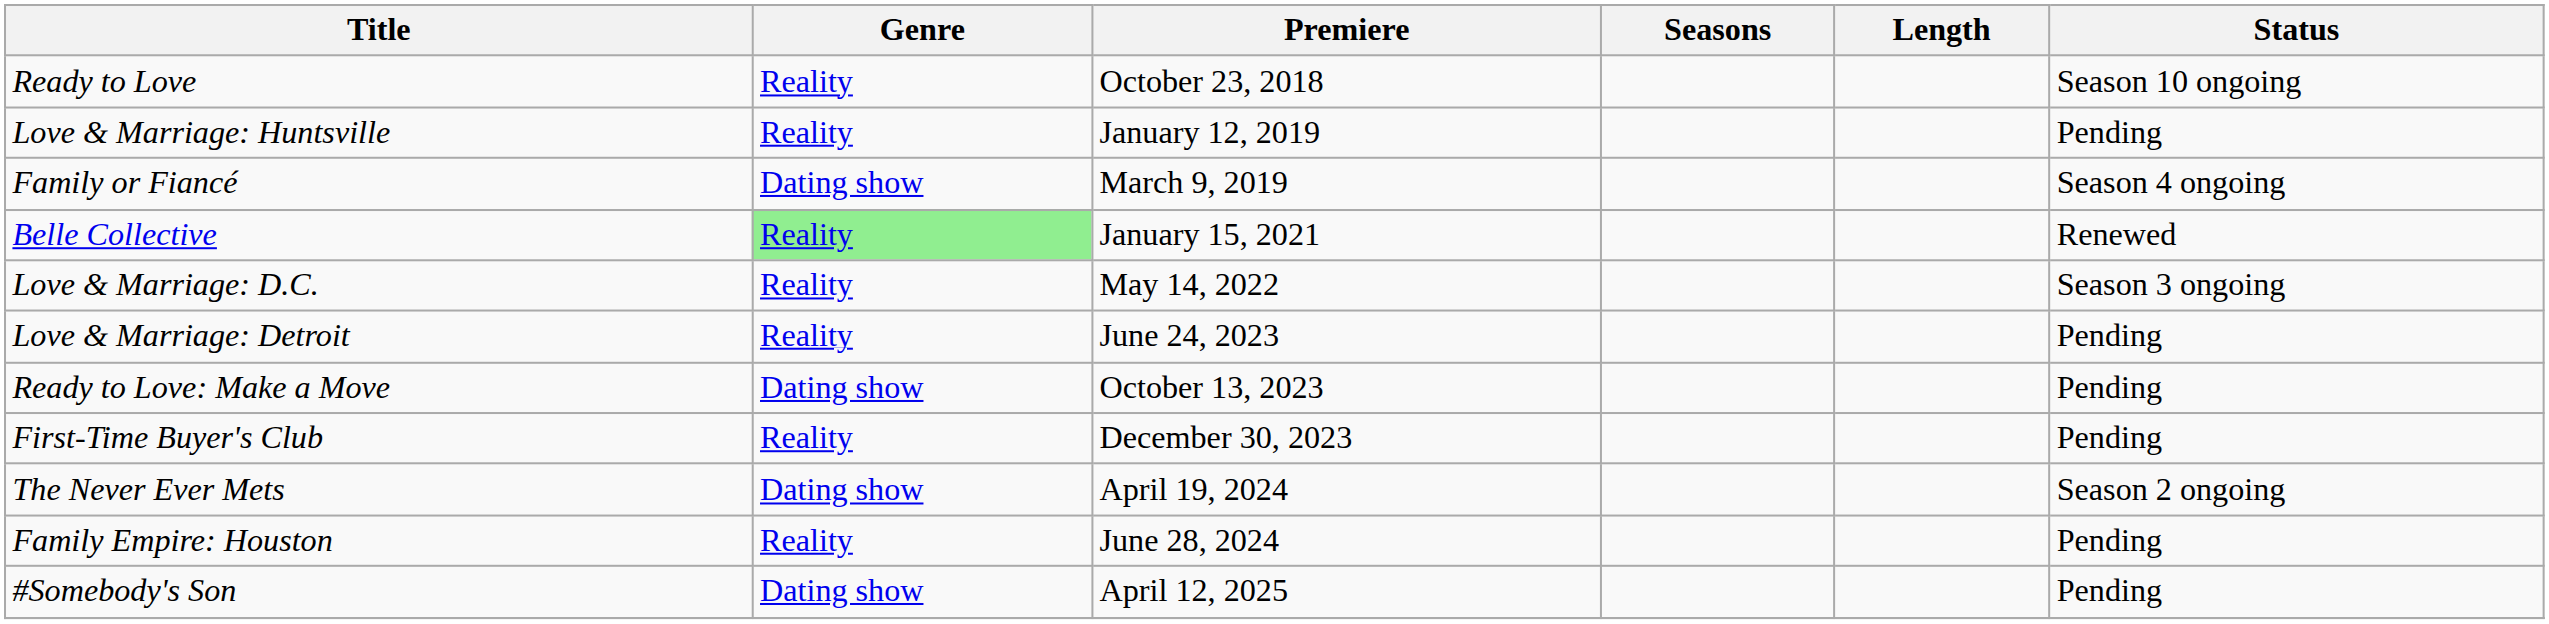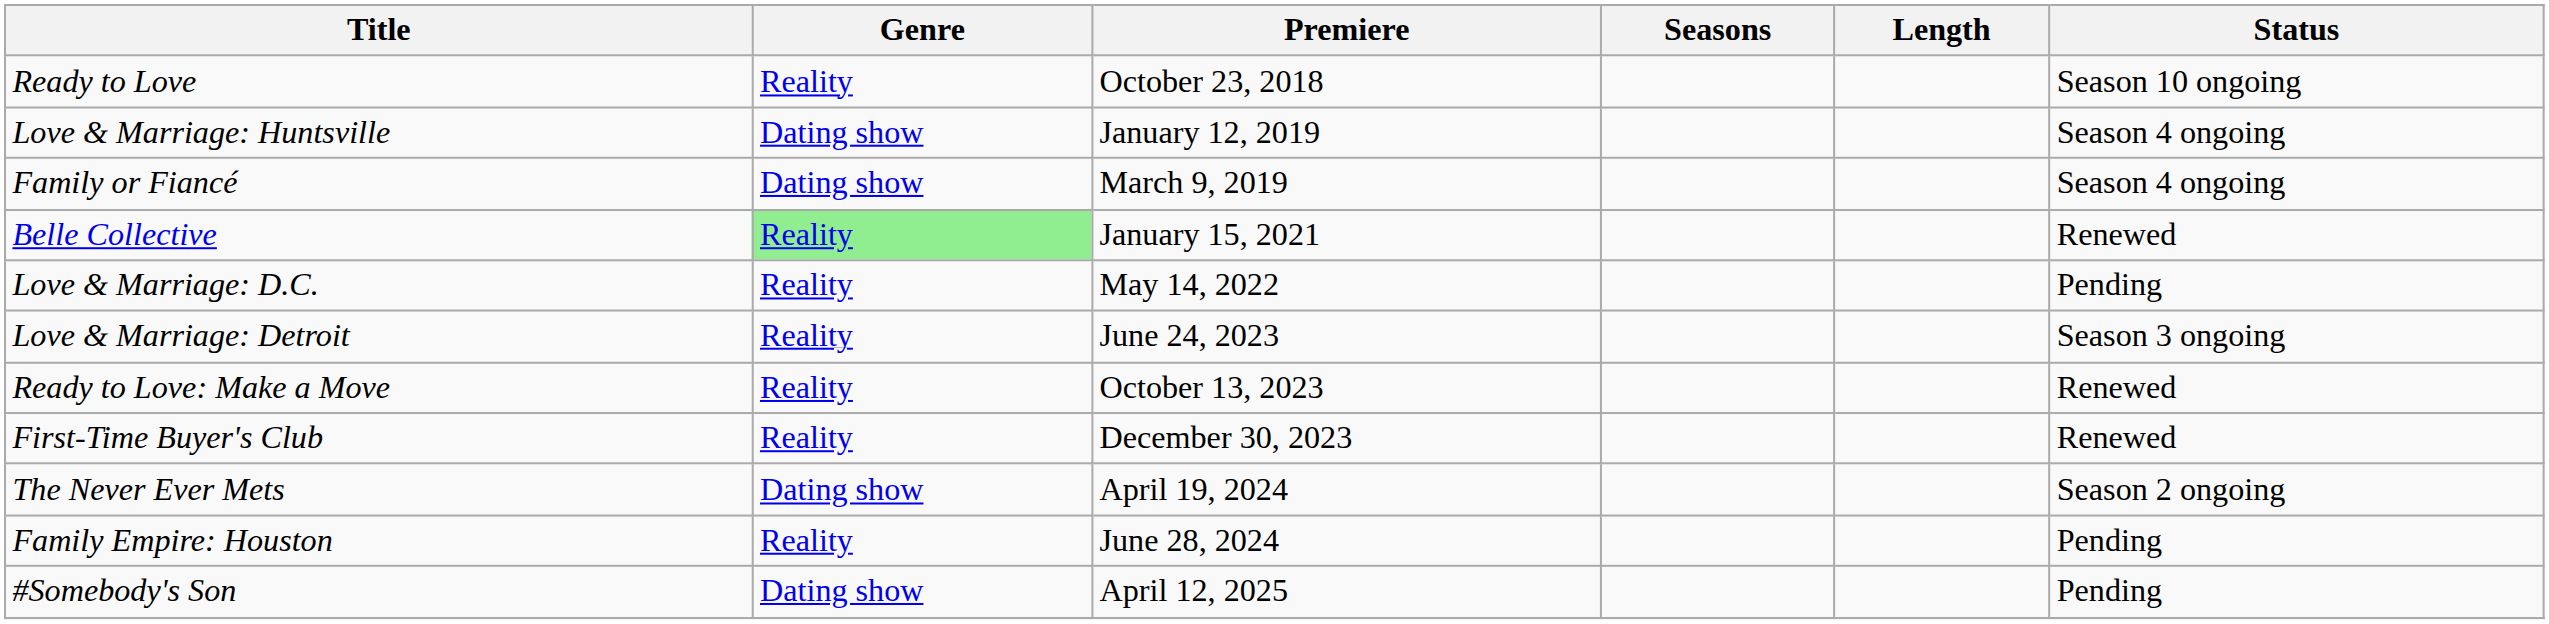(806, 132) Reality -> (842, 132) Dating show
(2109, 132) Pending -> (2171, 132) Season 4 ongoing
(2171, 285) Season 3 ongoing -> (2109, 285) Pending
(2109, 336) Pending -> (2171, 336) Season 3 ongoing
(842, 387) Dating show -> (806, 387) Reality
(2109, 387) Pending -> (2117, 387) Renewed
(2109, 438) Pending -> (2117, 438) Renewed
